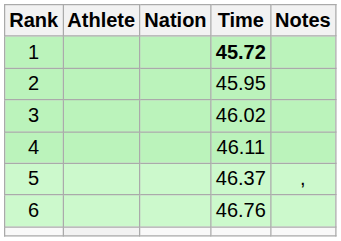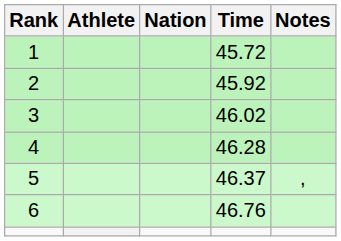(241, 52) bold -> (241, 52) normal
(241, 83) 45.95 -> (241, 83) 45.92
(241, 147) 46.11 -> (241, 147) 46.28
